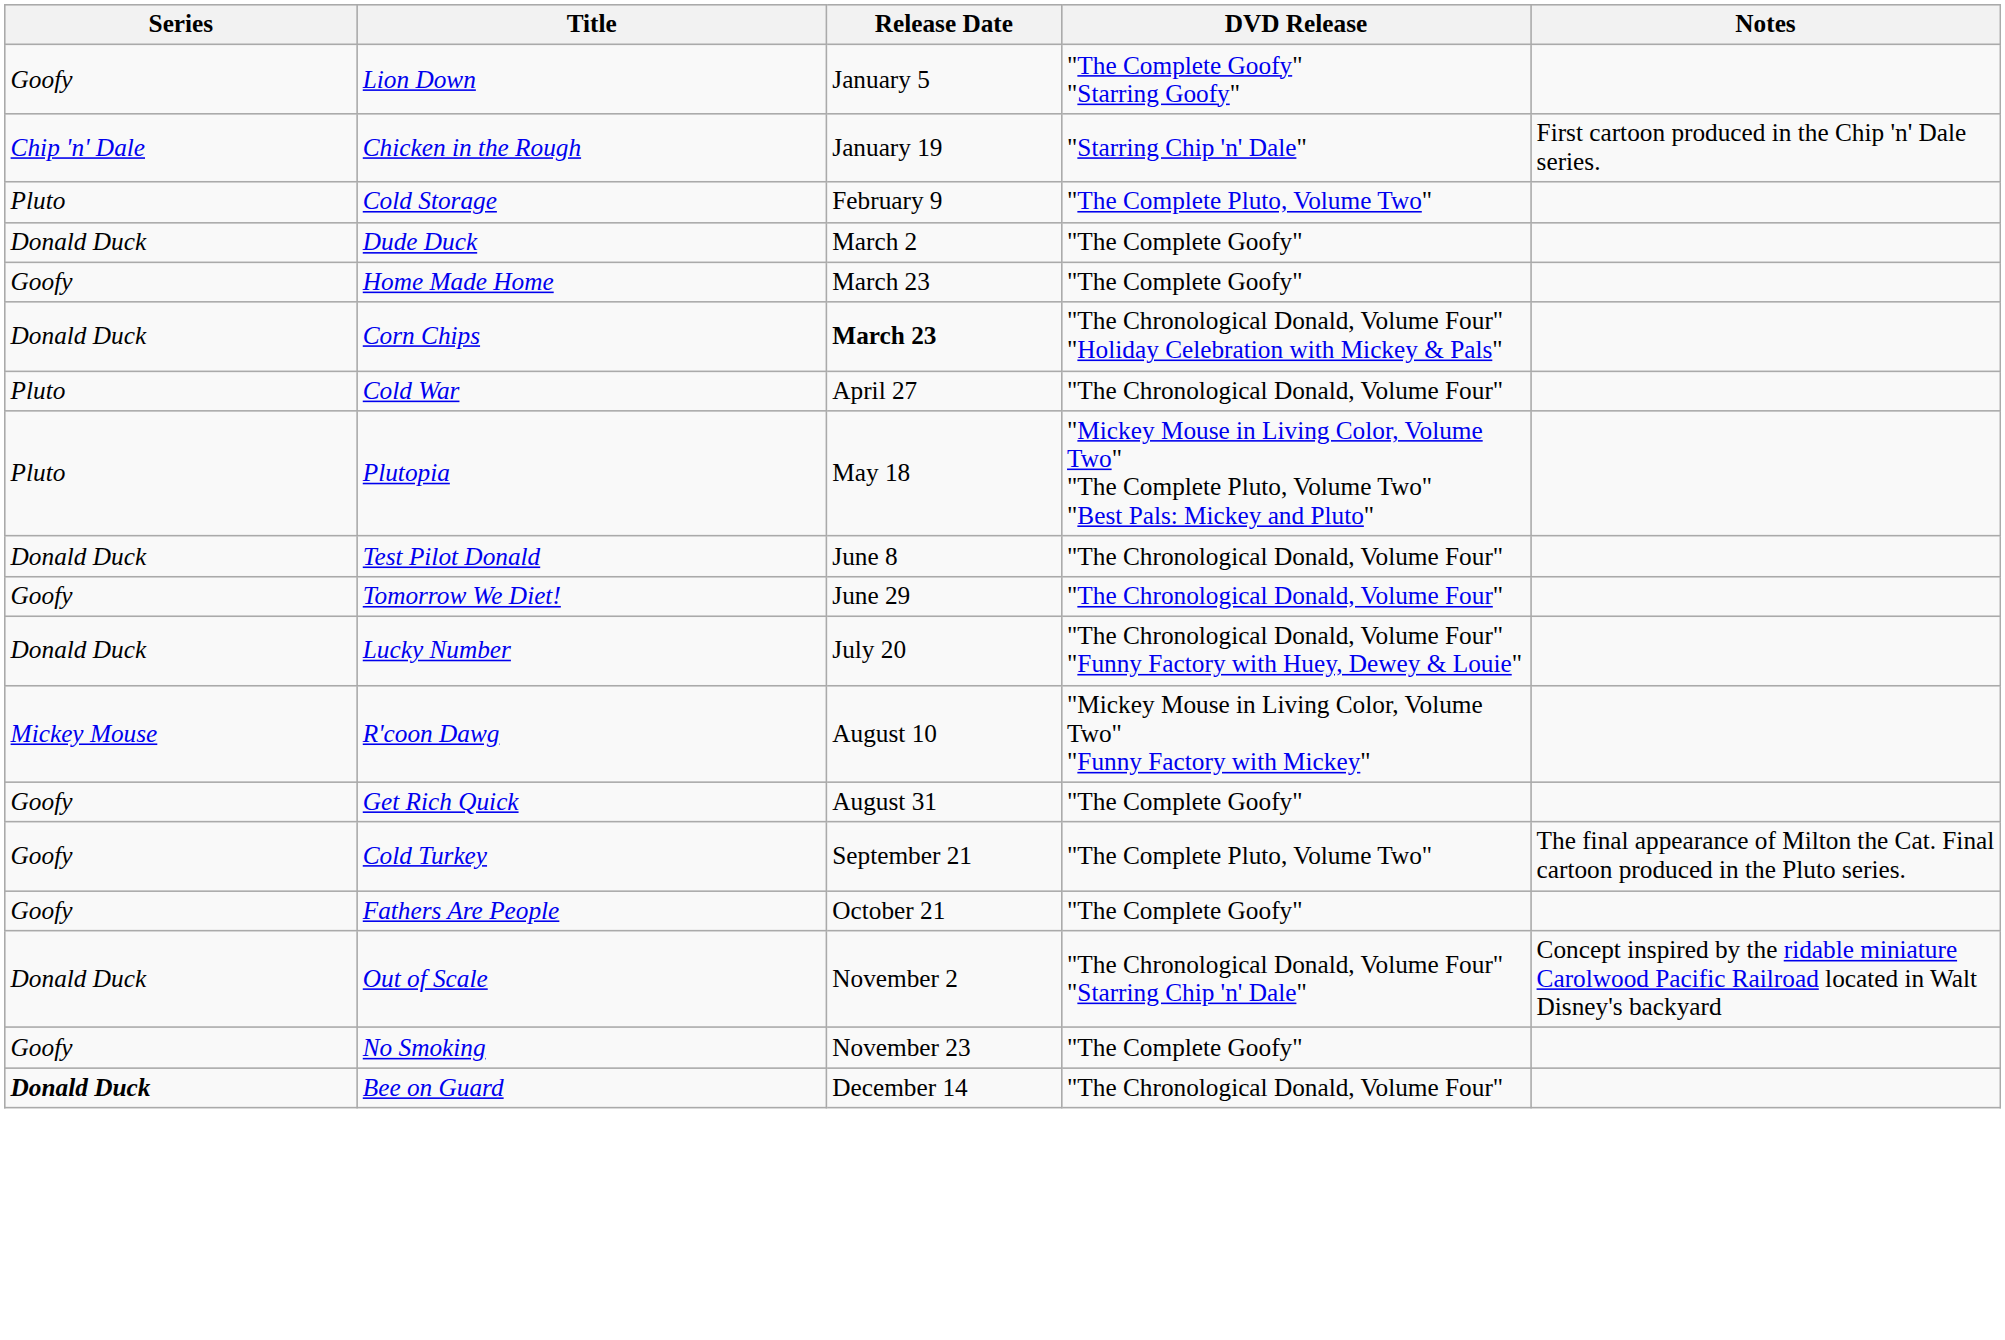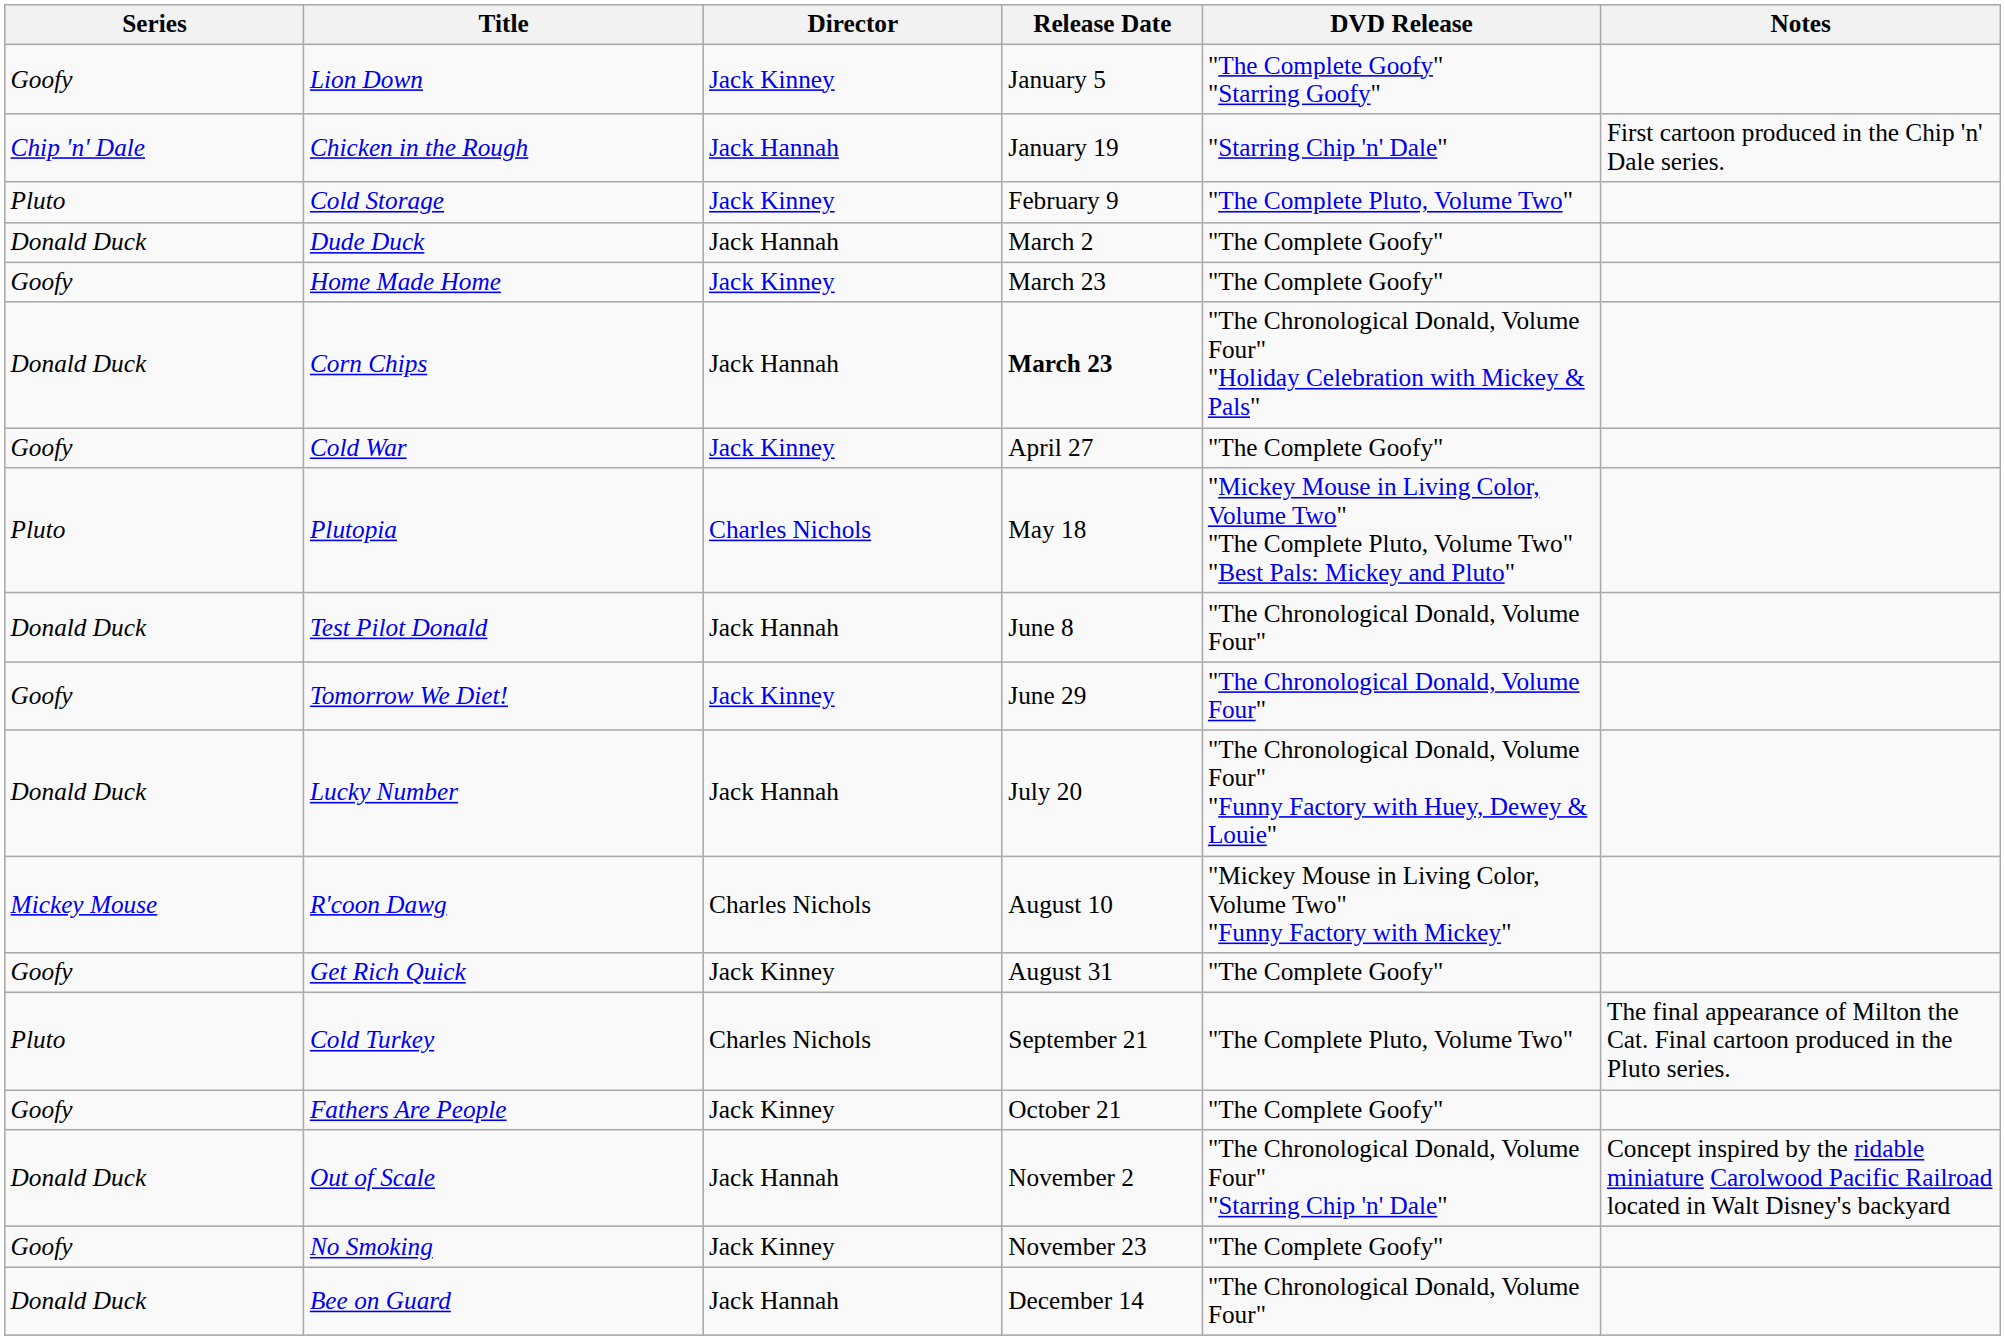+ column: (853, 24)
(38, 390) Pluto -> (42, 447) Goofy
(1285, 390) "The Chronological Donald, Volume Four" -> (1326, 447) "The Complete Goofy"
(42, 856) Goofy -> (38, 1040) Pluto
(80, 1087) bold -> (78, 1300) normal
